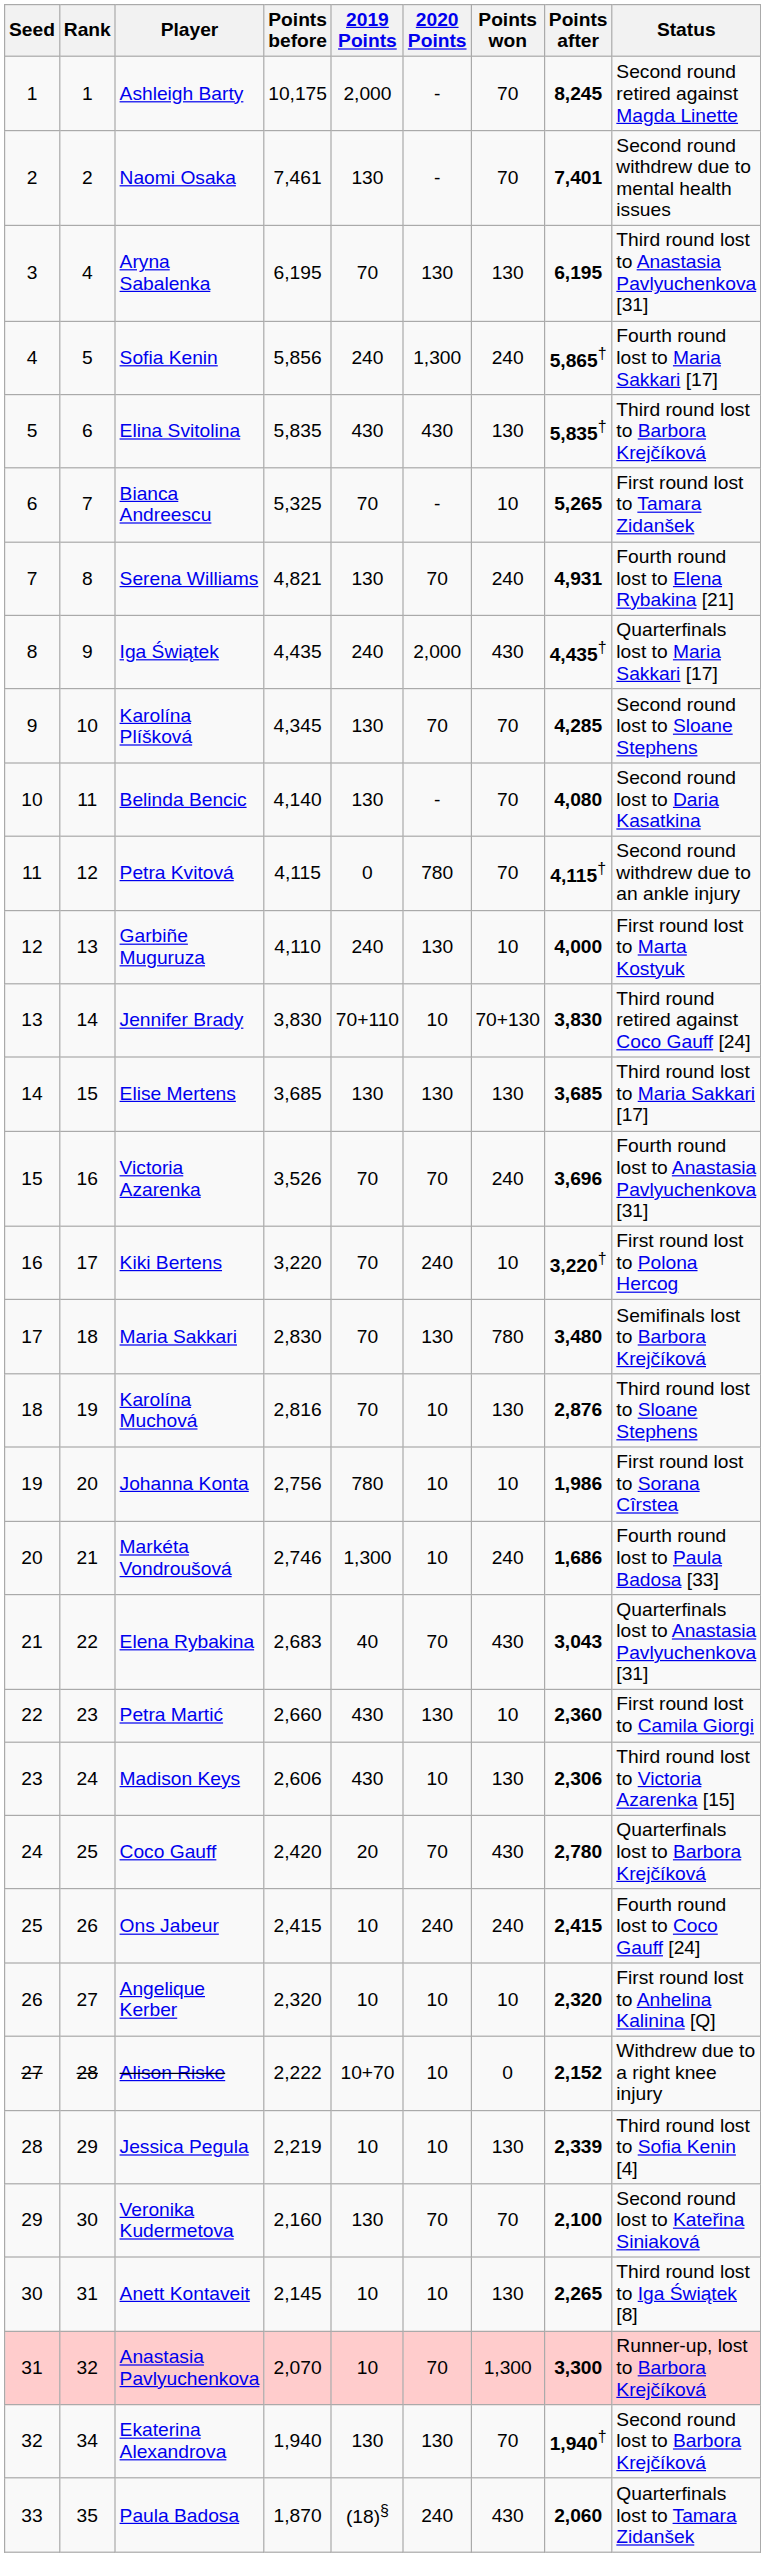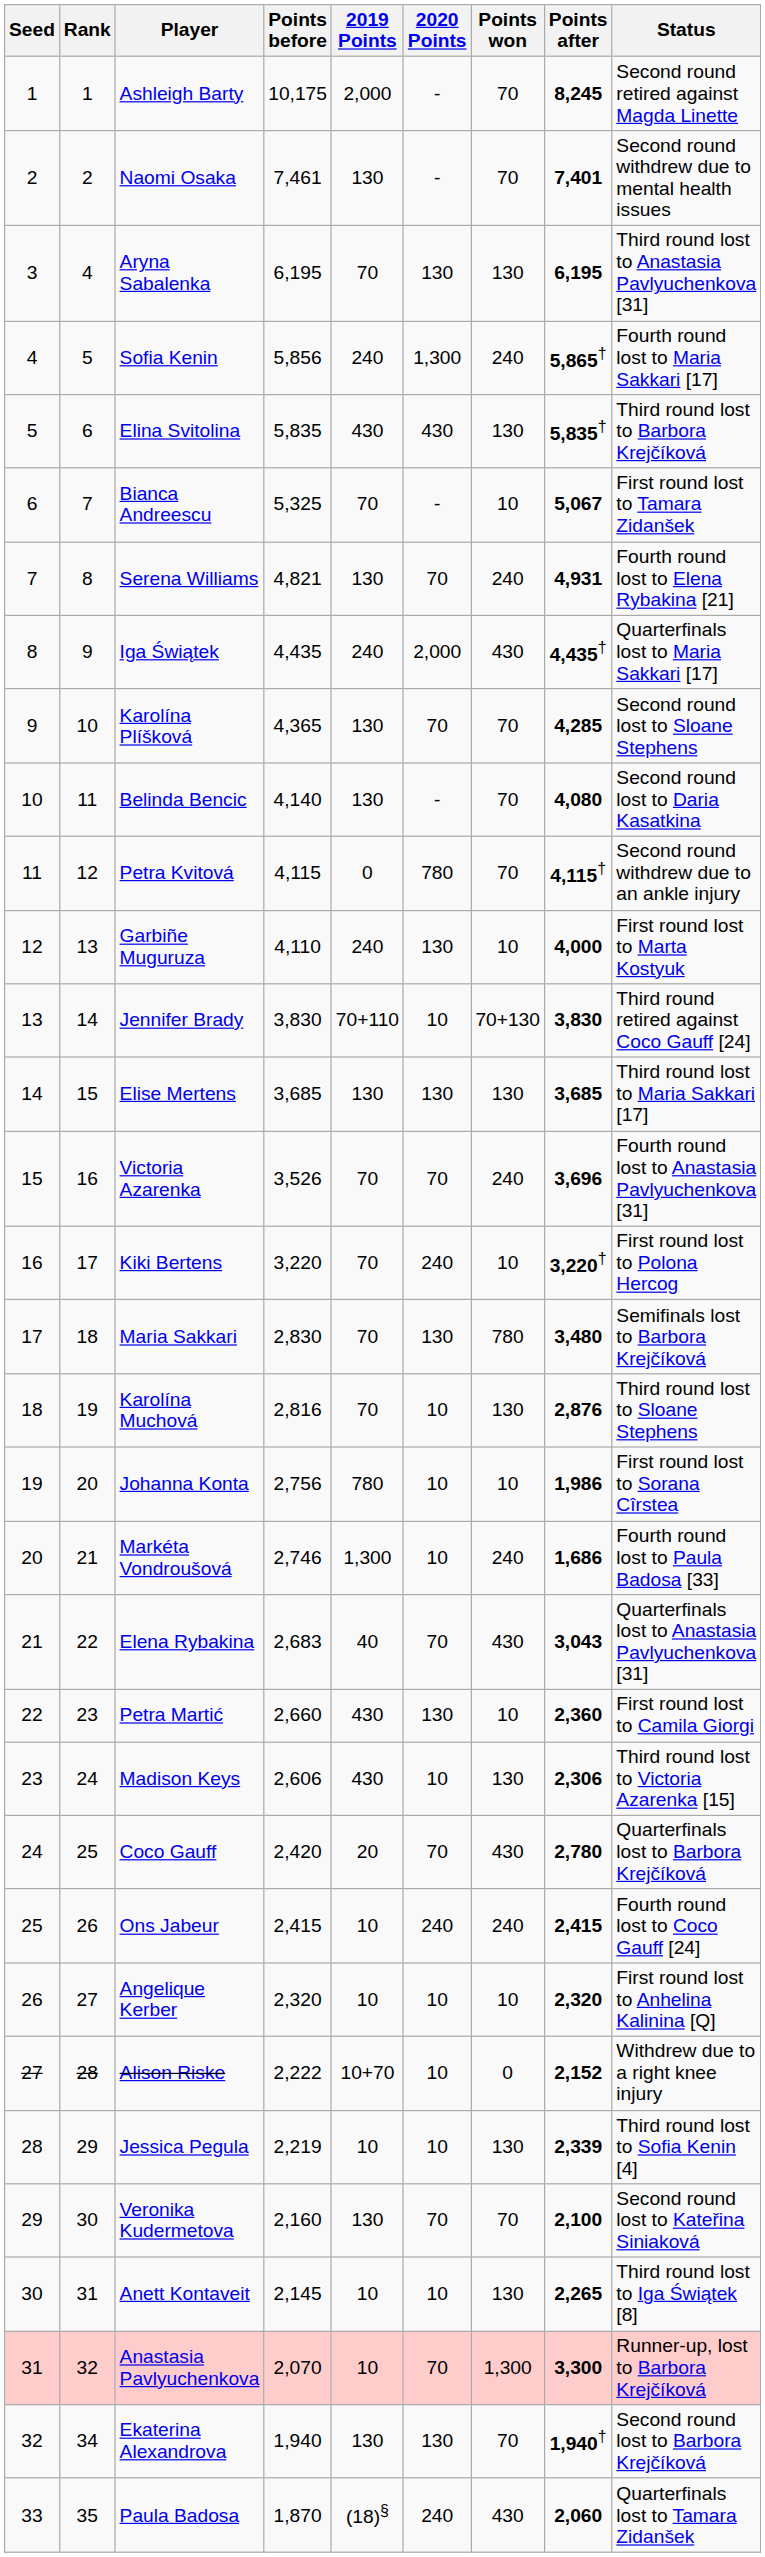(578, 504) 5,265 -> (578, 504) 5,067
(298, 725) 4,345 -> (298, 725) 4,365
